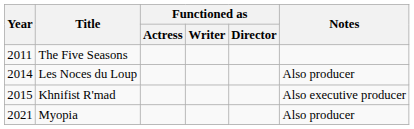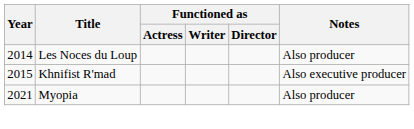- row: (83, 54)
